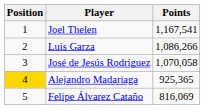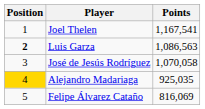(25, 46) normal -> (25, 46) bold
(176, 46) 1,086,266 -> (176, 46) 1,086,563
(176, 79) 925,365 -> (176, 79) 925,035
